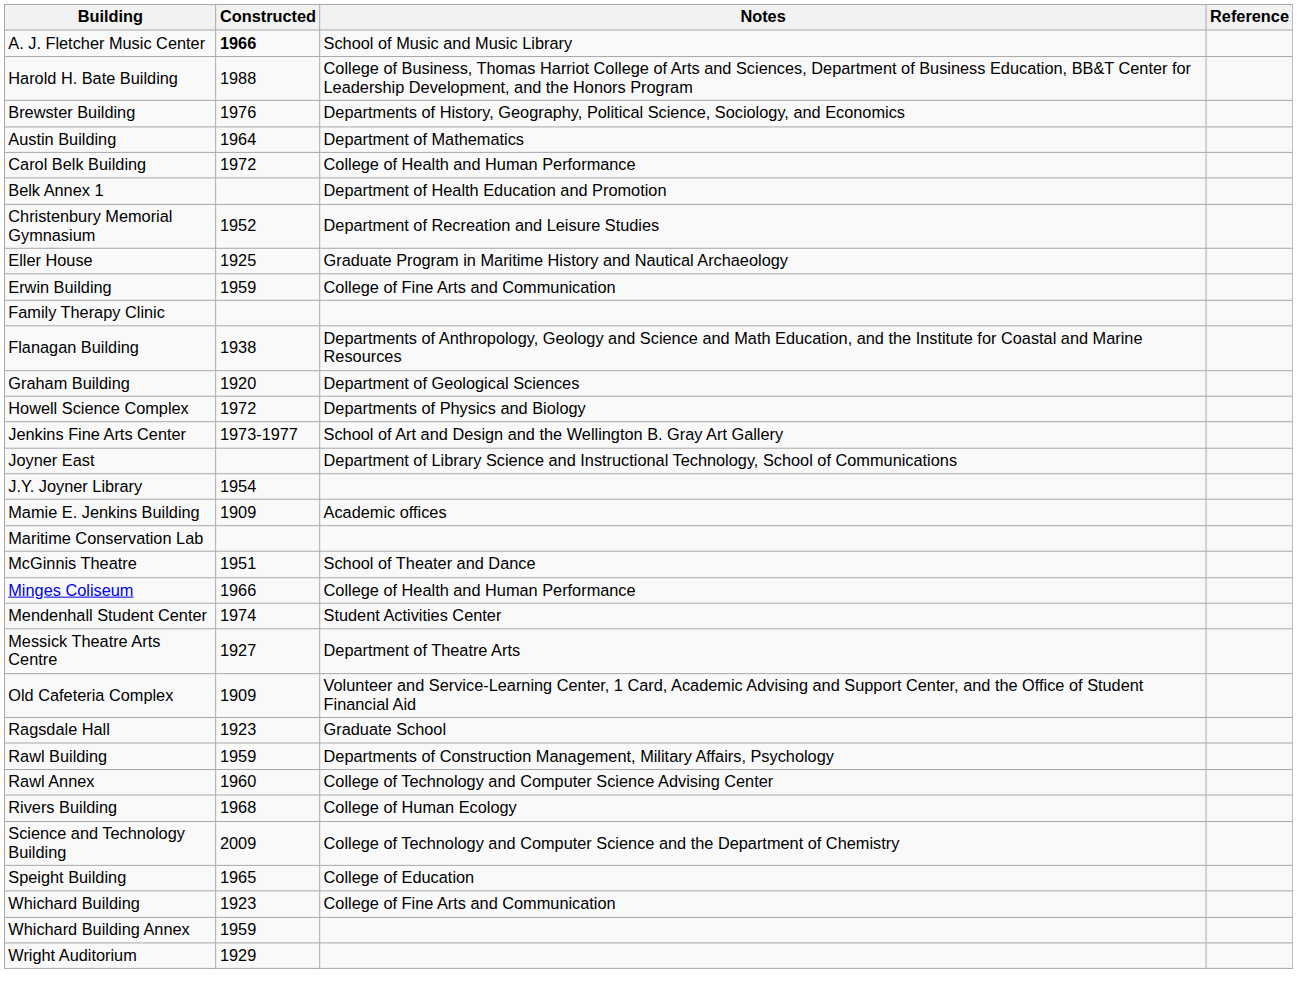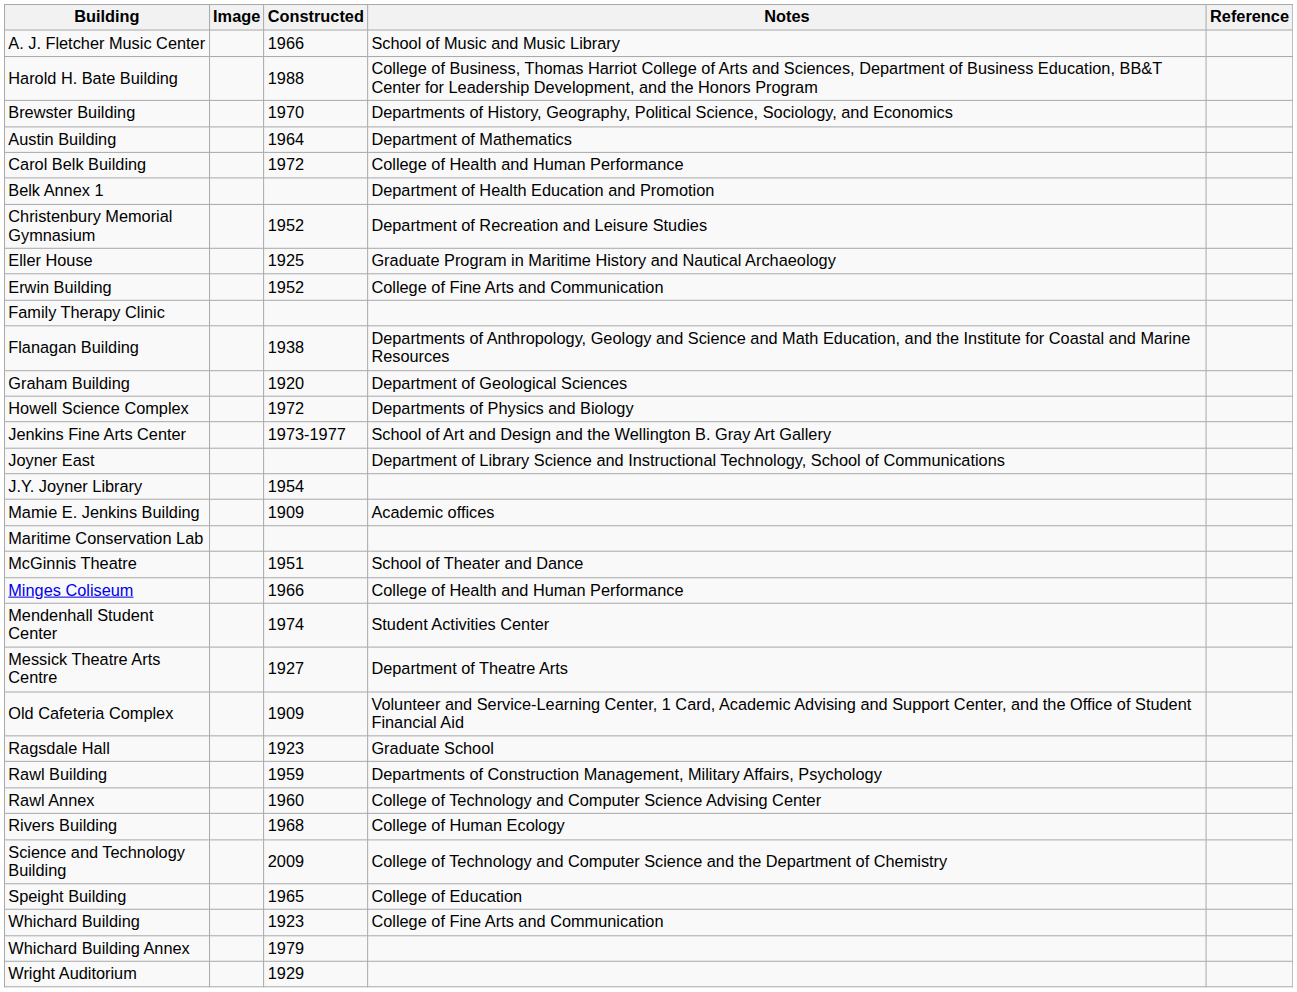+ column: (237, 17)
(238, 43) bold -> (286, 43) normal
(238, 113) 1976 -> (286, 113) 1970
(238, 287) 1959 -> (286, 287) 1952
(238, 929) 1959 -> (286, 948) 1979
